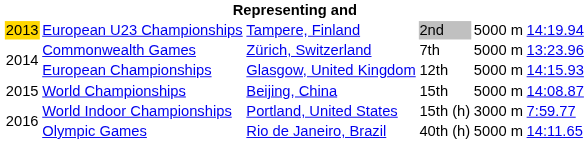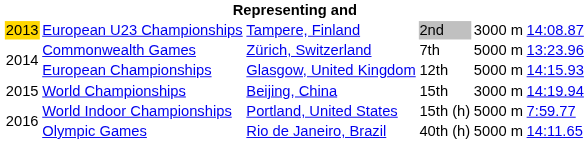(498, 30) 5000 m -> (498, 30) 3000 m
(555, 30) 14:19.94 -> (555, 30) 14:08.87
(498, 91) 5000 m -> (498, 91) 3000 m
(555, 91) 14:08.87 -> (555, 91) 14:19.94
(498, 111) 3000 m -> (498, 111) 5000 m
